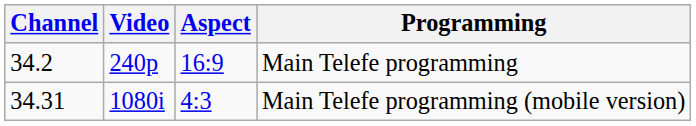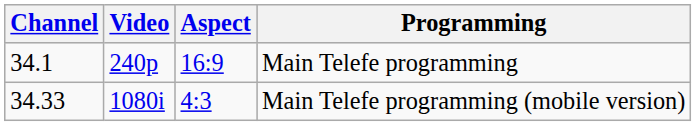(32, 62) 34.2 -> (32, 62) 34.1
(38, 100) 34.31 -> (38, 100) 34.33
